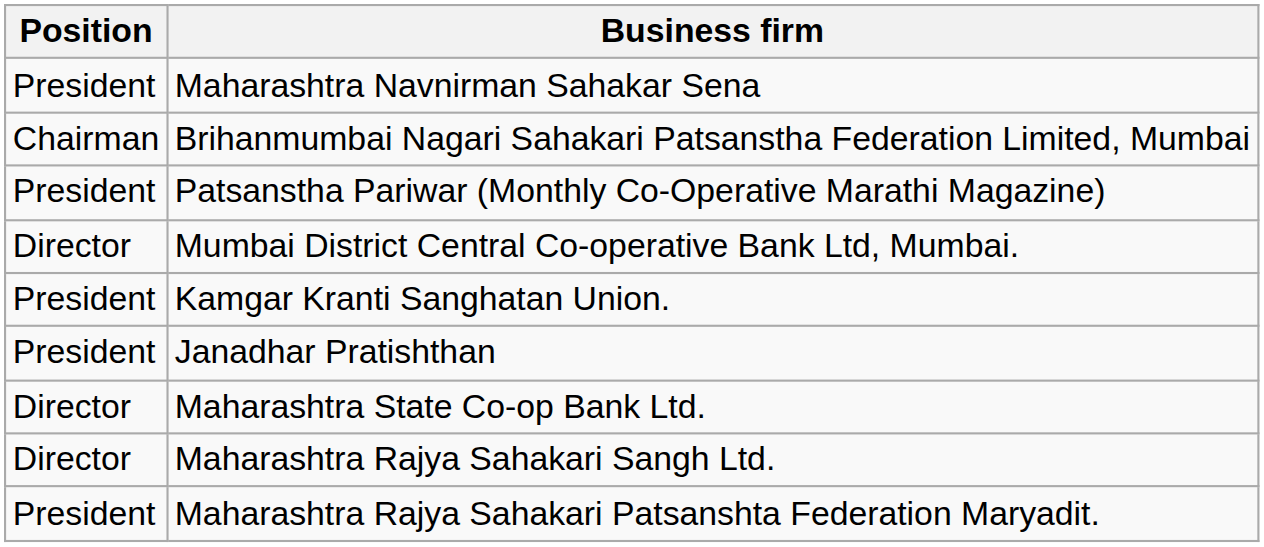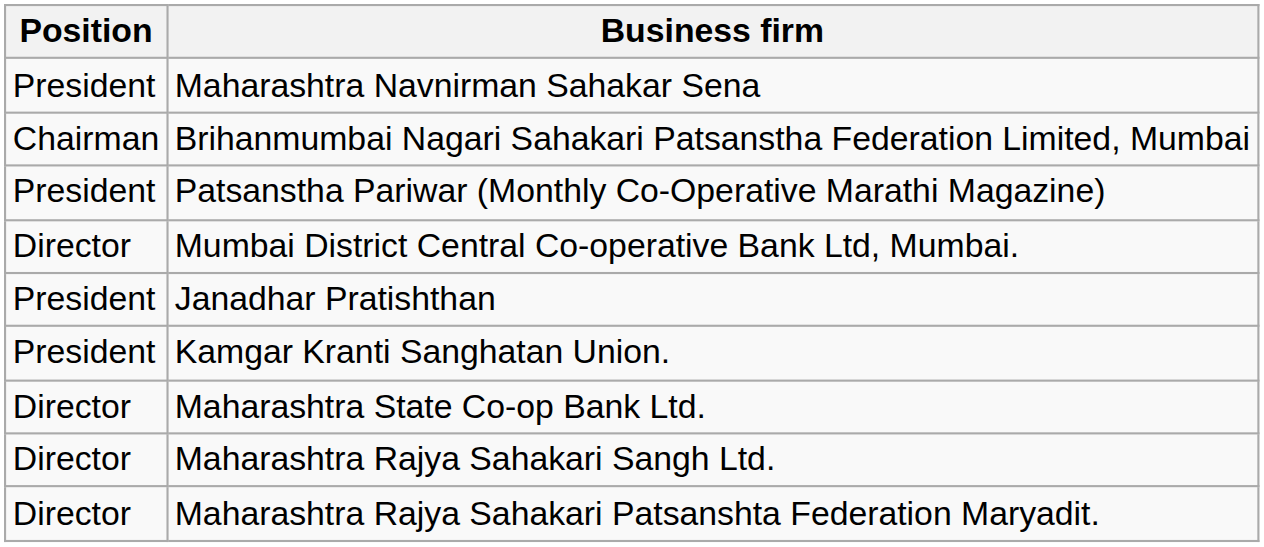rows swapped: (422, 298) <-> (335, 352)
(84, 513) President -> (72, 513) Director
